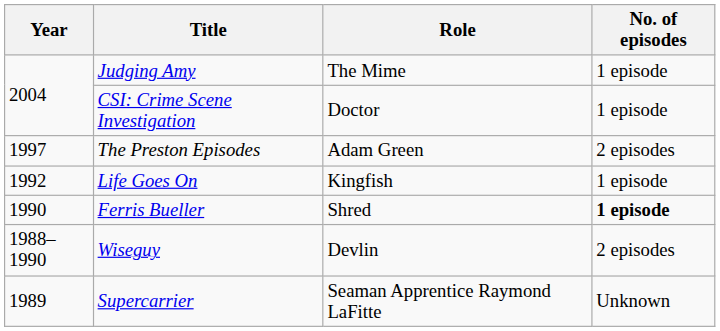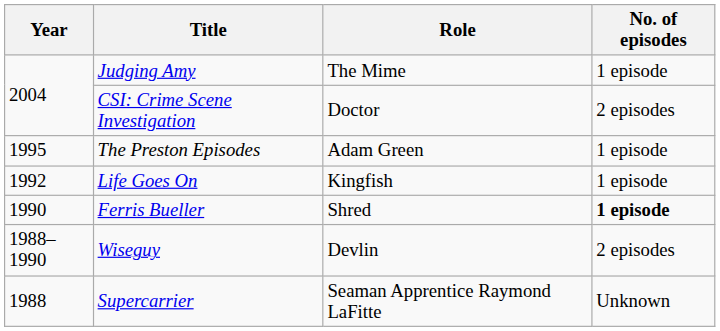(632, 110) 1 episode -> (636, 110) 2 episodes
(28, 150) 1997 -> (28, 150) 1995
(636, 150) 2 episodes -> (632, 150) 1 episode
(28, 300) 1989 -> (28, 300) 1988
